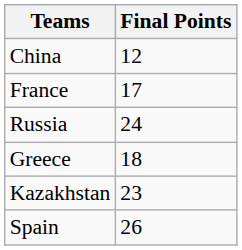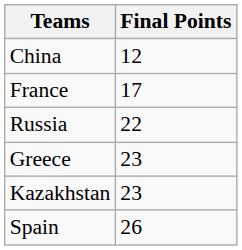(131, 124) 24 -> (131, 124) 22
(131, 158) 18 -> (131, 158) 23
